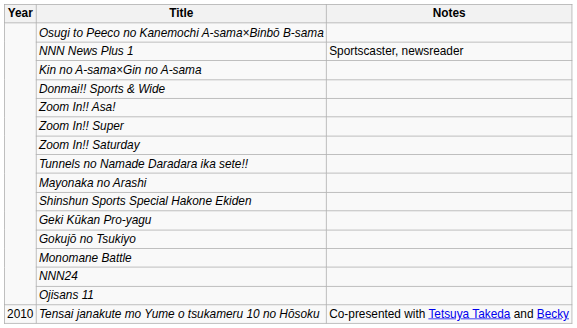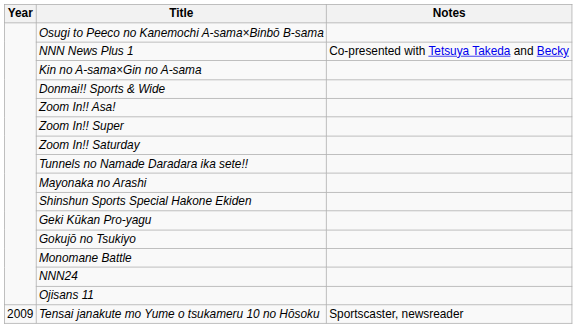(396, 51) Sportscaster, newsreader -> (449, 51) Co-presented with Tetsuya Takeda and Becky
(20, 314) 2010 -> (20, 314) 2009
(449, 314) Co-presented with Tetsuya Takeda and Becky -> (396, 314) Sportscaster, newsreader
